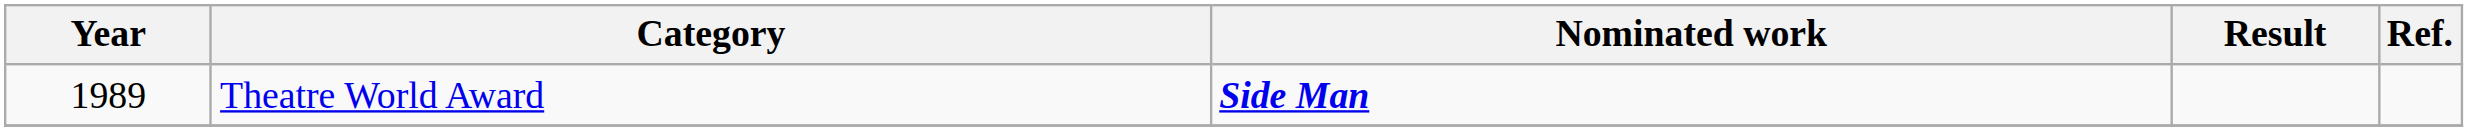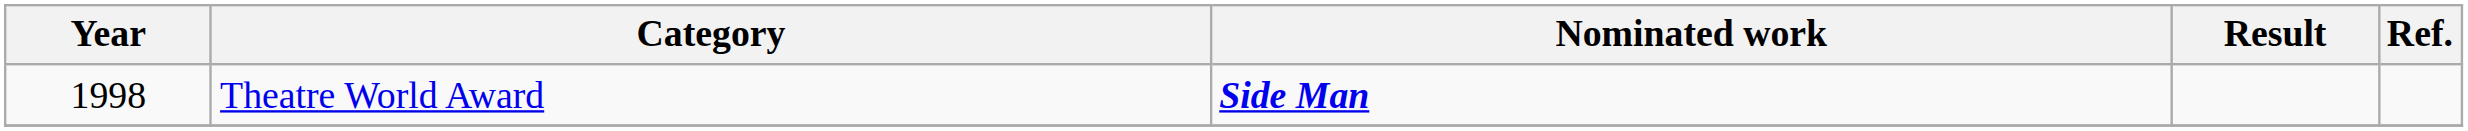(108, 94) 1989 -> (108, 94) 1998
